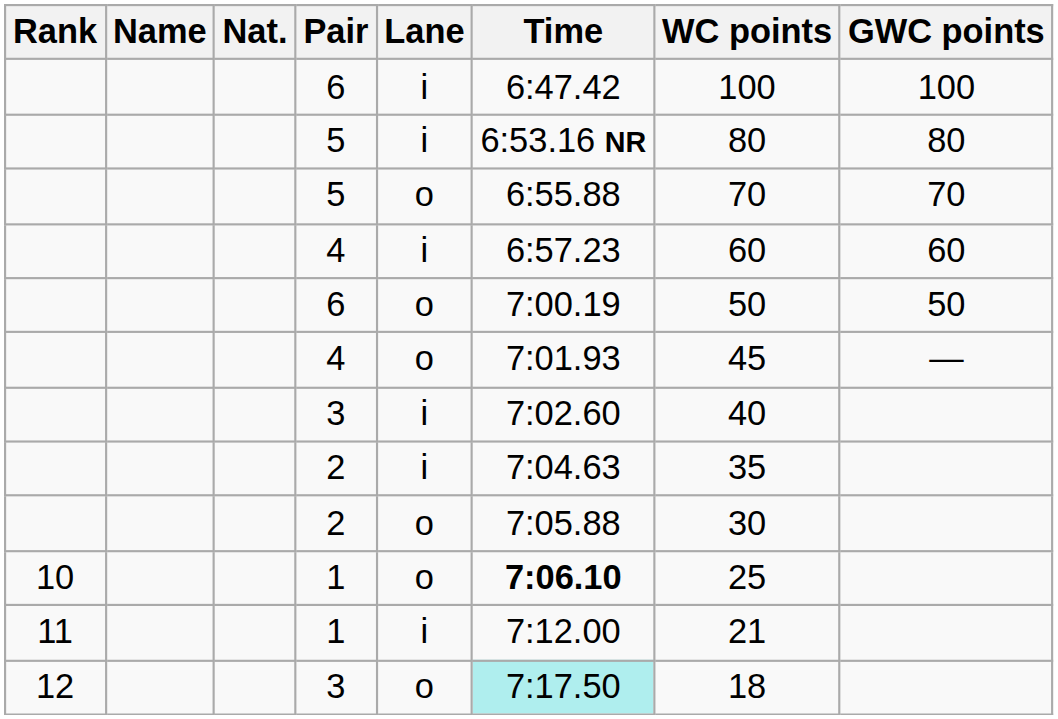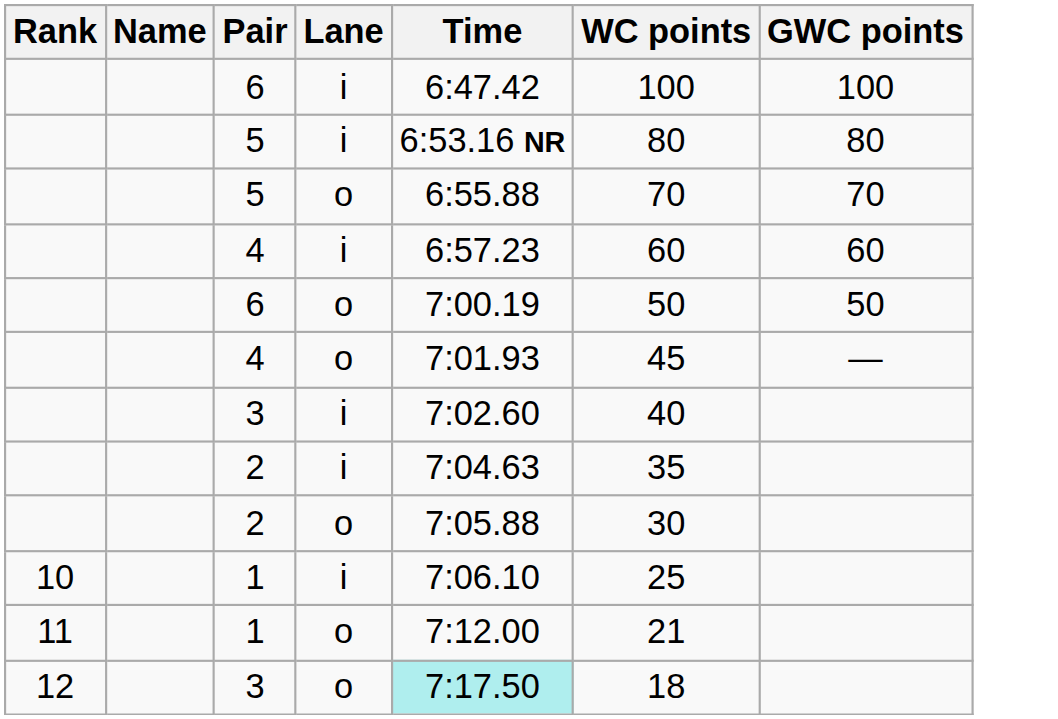- column: (255, 31)
(424, 577) o -> (344, 577) i
(563, 577) bold -> (482, 577) normal
(424, 631) i -> (344, 631) o
